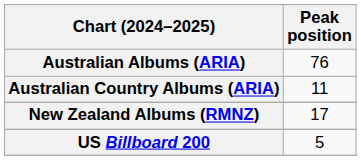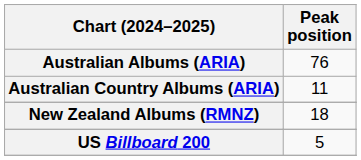(320, 115) 17 -> (320, 115) 18
